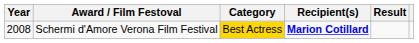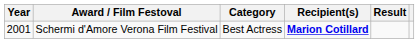(19, 30) 2008 -> (19, 30) 2001
(252, 30) gold background -> (252, 30) no background
